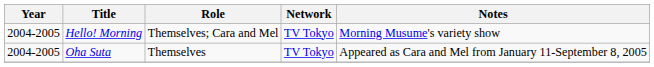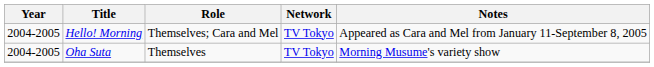(420, 33) Morning Musume's variety show -> (493, 33) Appeared as Cara and Mel from January 11-September 8, 2005
(493, 52) Appeared as Cara and Mel from January 11-September 8, 2005 -> (420, 52) Morning Musume's variety show
